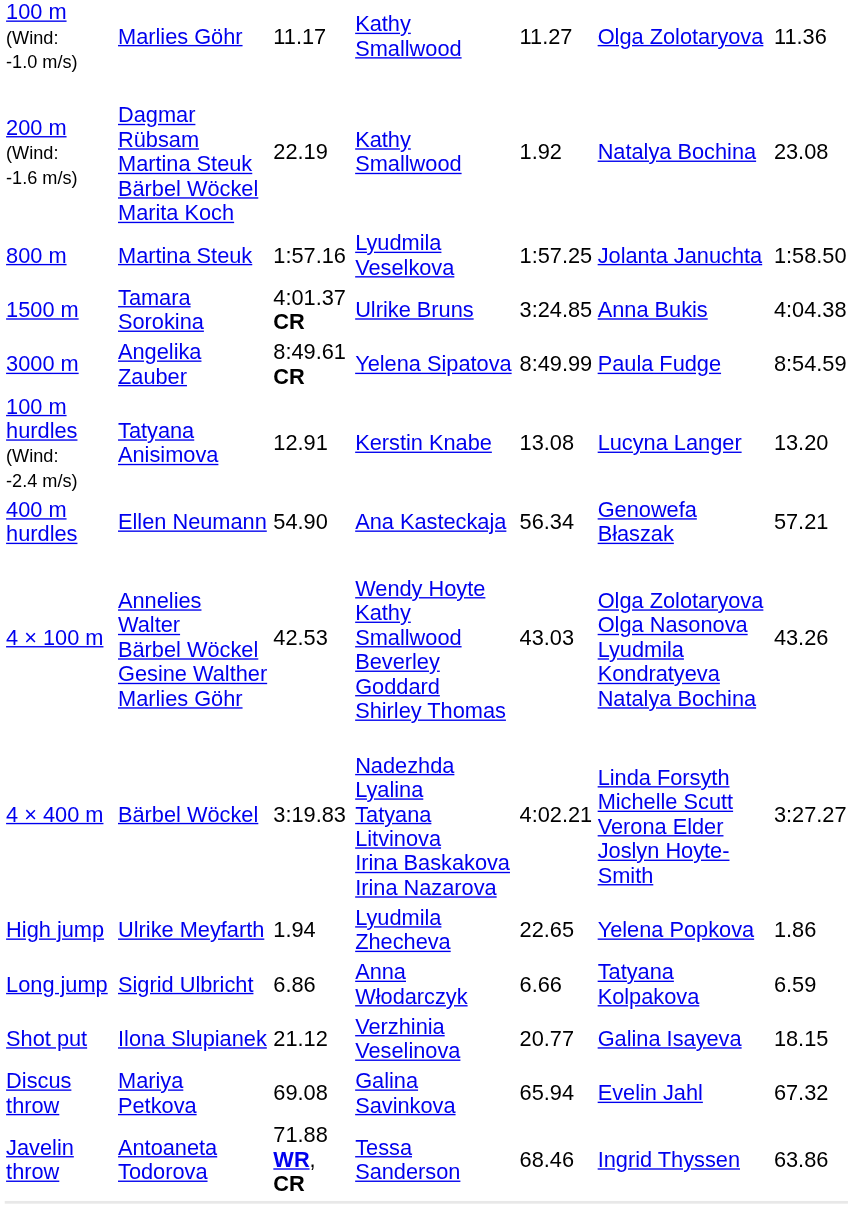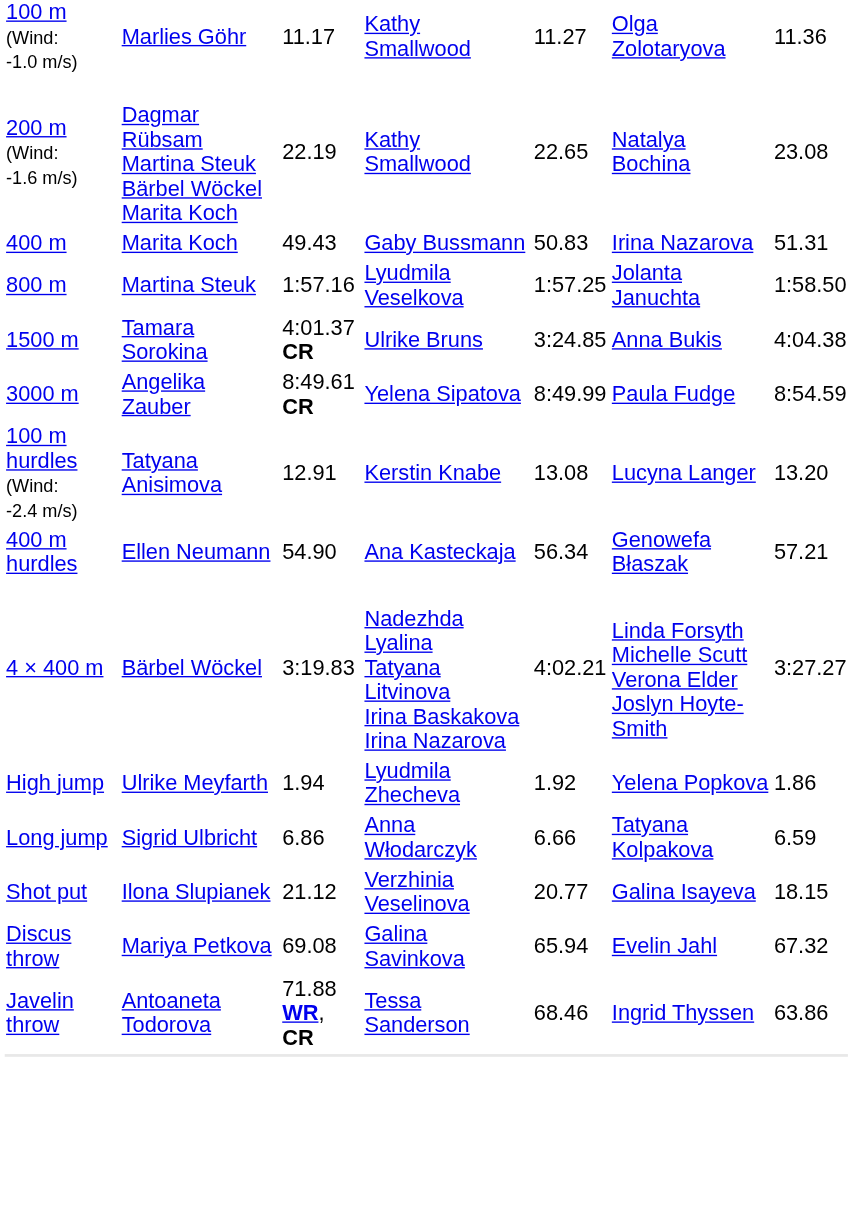(541, 152) 1.92 -> (561, 152) 22.65
+ row: (36, 243)
- row: (55, 637)
(547, 930) 22.65 -> (555, 783) 1.92
